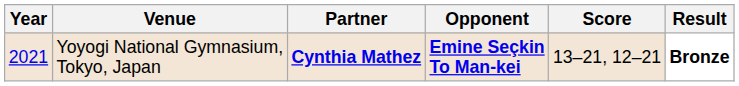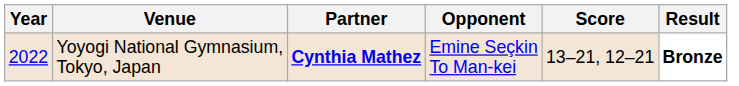(28, 57) 2021 -> (28, 57) 2022
(487, 57) bold -> (484, 57) normal
